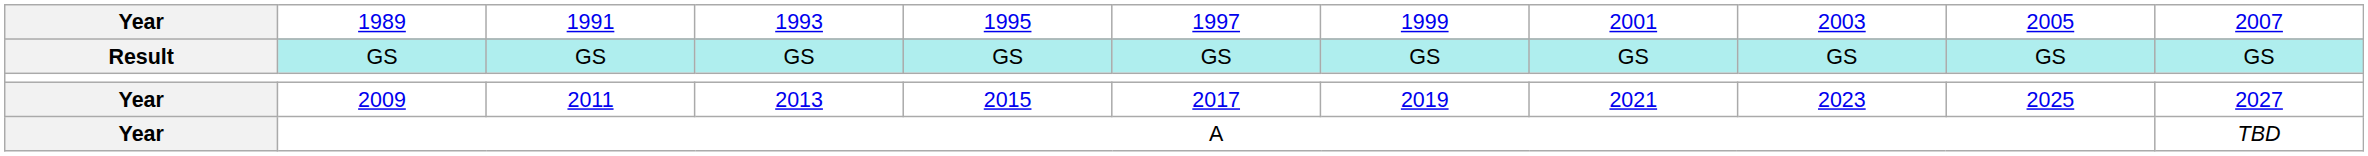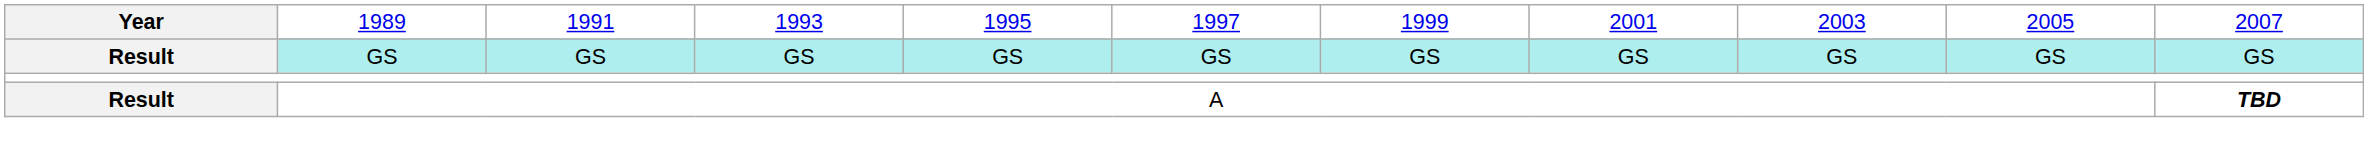- row: (382, 100)
(141, 134) Year -> (141, 100) Result
(2259, 134) normal -> (2259, 100) bold
